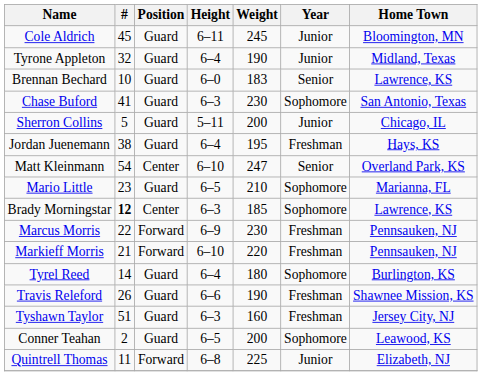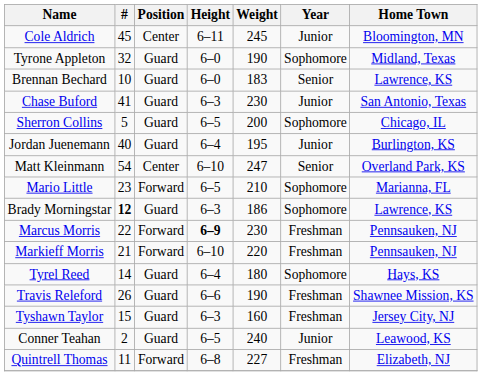(161, 36) Guard -> (161, 36) Center
(210, 58) 6–4 -> (210, 58) 6–0
(315, 58) Junior -> (315, 58) Sophomore
(315, 101) Sophomore -> (315, 101) Junior
(210, 123) 5–11 -> (210, 123) 6–5
(315, 123) Junior -> (315, 123) Sophomore
(125, 144) 38 -> (125, 144) 40
(315, 144) Freshman -> (315, 144) Junior
(413, 144) Hays, KS -> (413, 144) Burlington, KS
(161, 187) Guard -> (161, 187) Forward
(161, 209) Center -> (161, 209) Guard
(257, 209) 185 -> (257, 209) 186
(210, 230) normal -> (210, 230) bold
(413, 274) Burlington, KS -> (413, 274) Hays, KS
(125, 317) 51 -> (125, 317) 15
(257, 338) 200 -> (257, 338) 240
(315, 338) Sophomore -> (315, 338) Junior
(257, 360) 225 -> (257, 360) 227
(315, 360) Junior -> (315, 360) Freshman
